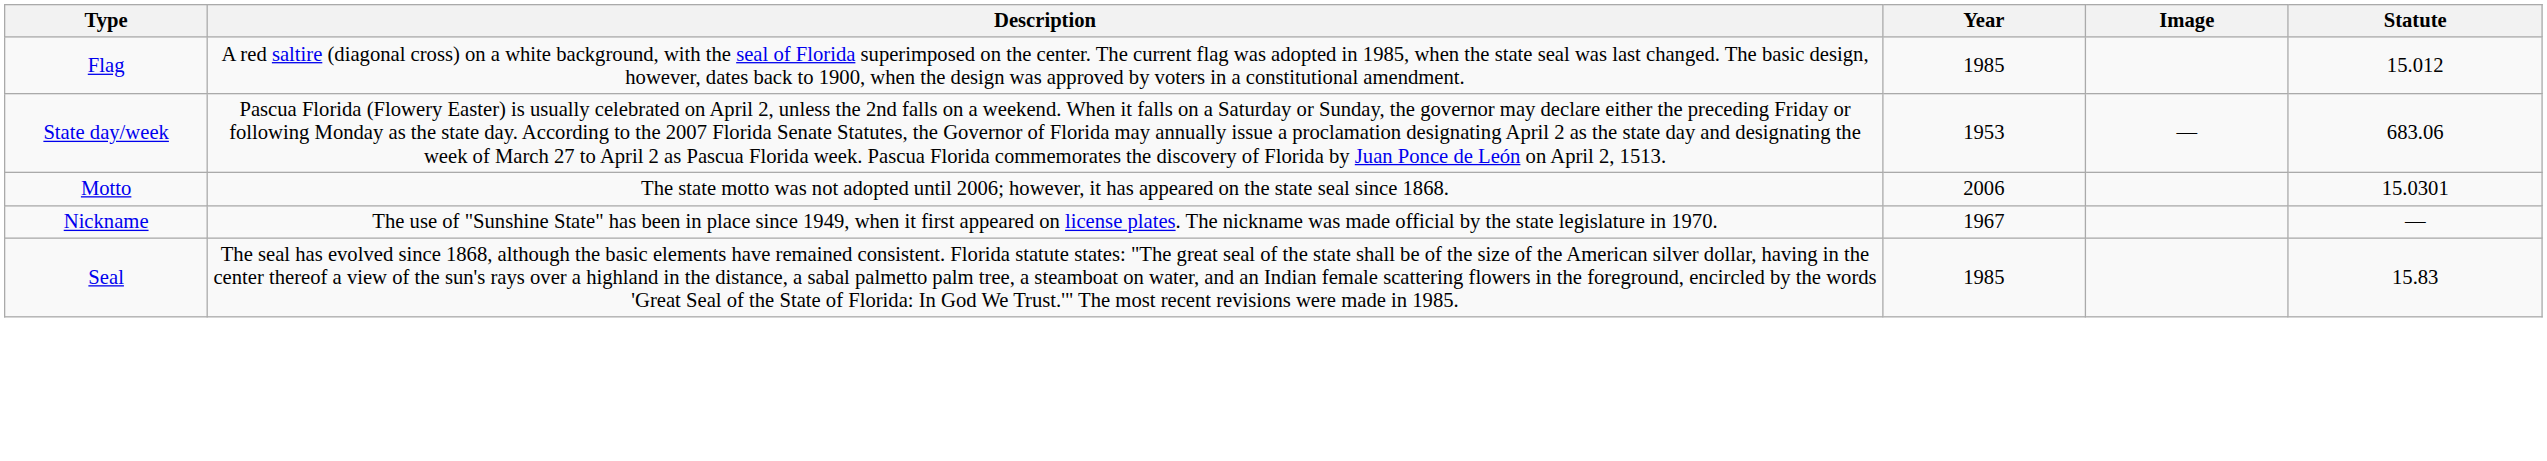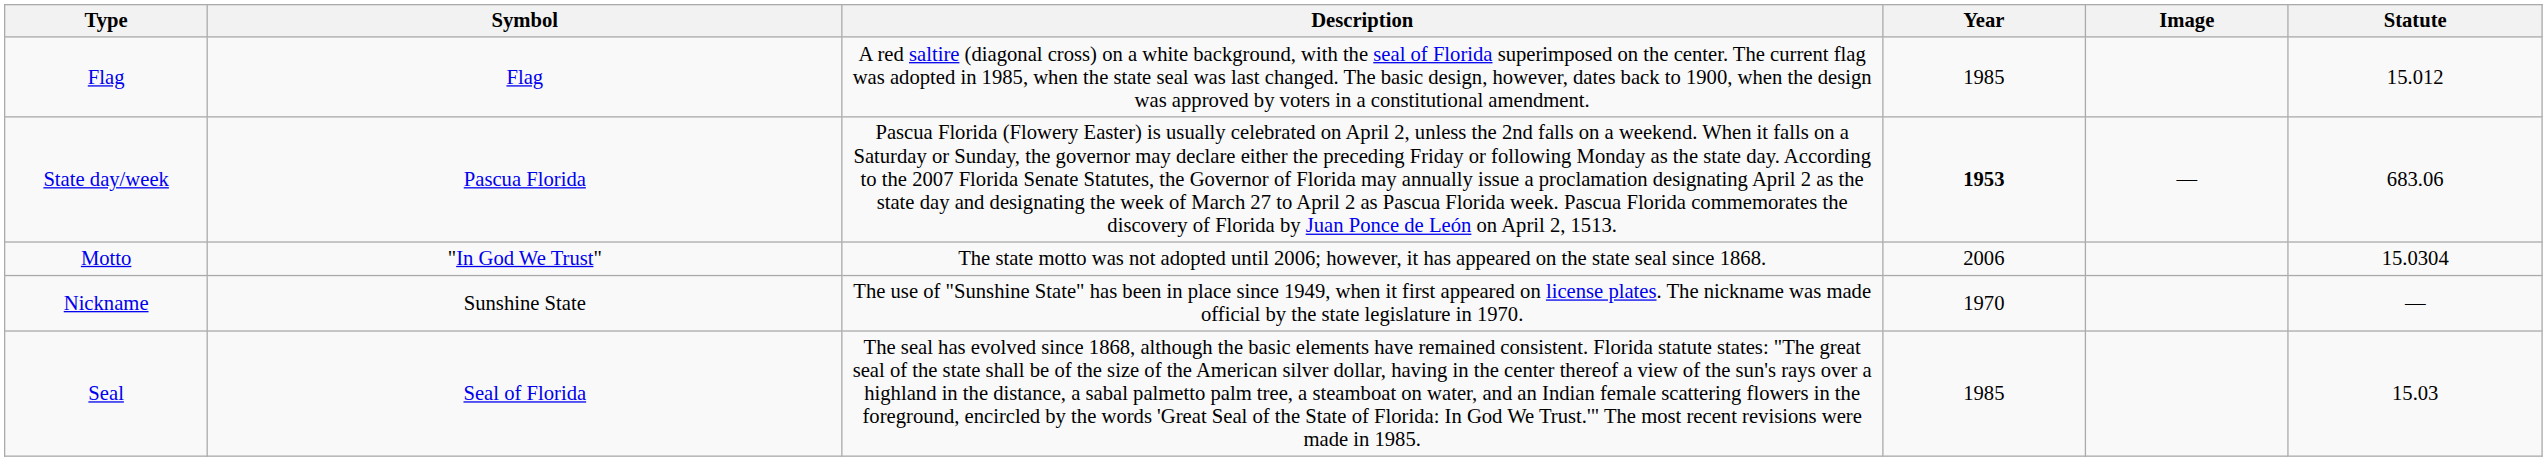+ column: (525, 20)
(1984, 132) normal -> (1984, 179) bold
(2415, 188) 15.0301 -> (2415, 258) 15.0304
(1984, 221) 1967 -> (1984, 302) 1970
(2415, 277) 15.83 -> (2415, 393) 15.03
